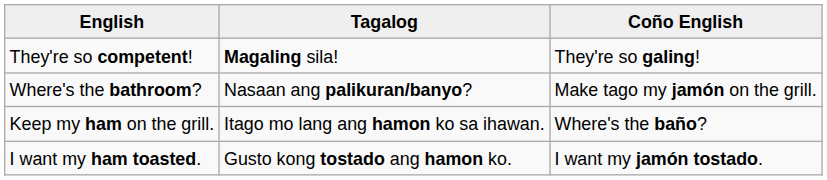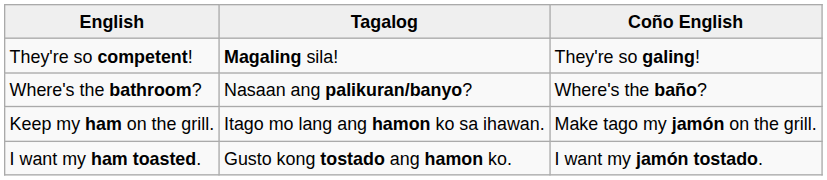(686, 90) Make tago my jamón on the grill. -> (631, 90) Where's the baño?
(631, 124) Where's the baño? -> (686, 124) Make tago my jamón on the grill.
